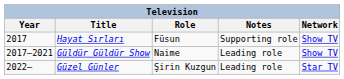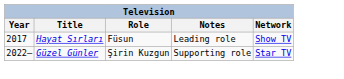(259, 39) Supporting role -> (205, 39) Leading role
- row: (103, 53)
(251, 67) Leading role -> (212, 53) Supporting role
